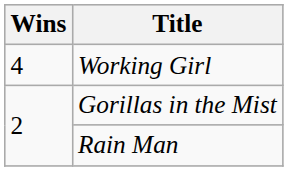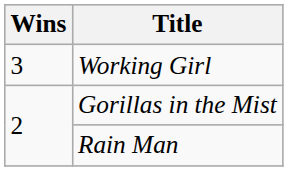(17, 64) 4 -> (17, 64) 3
